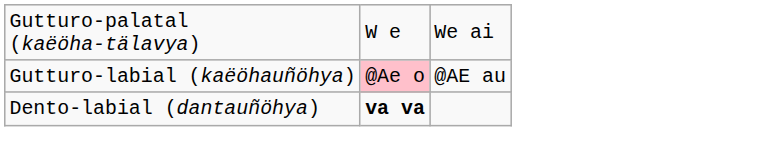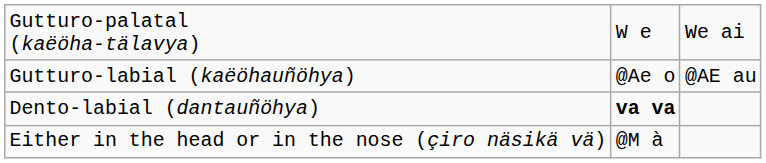(395, 76) pink background -> (646, 76) no background
+ row: (308, 141)
